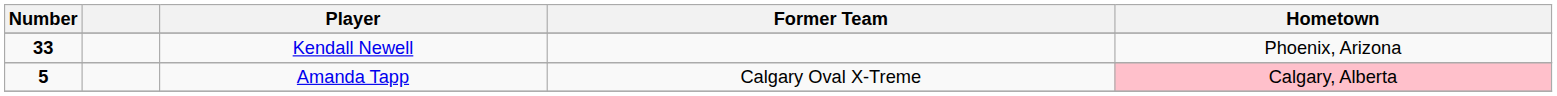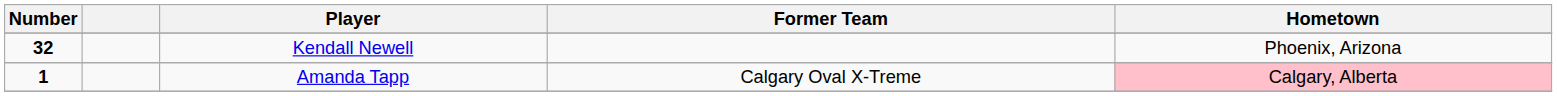(43, 47) 33 -> (43, 47) 32
(43, 76) 5 -> (43, 76) 1
